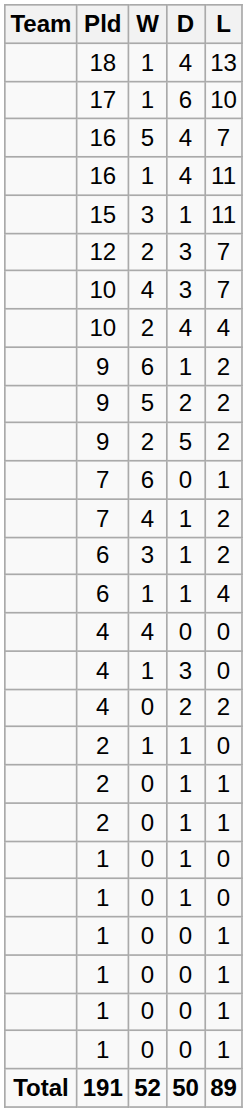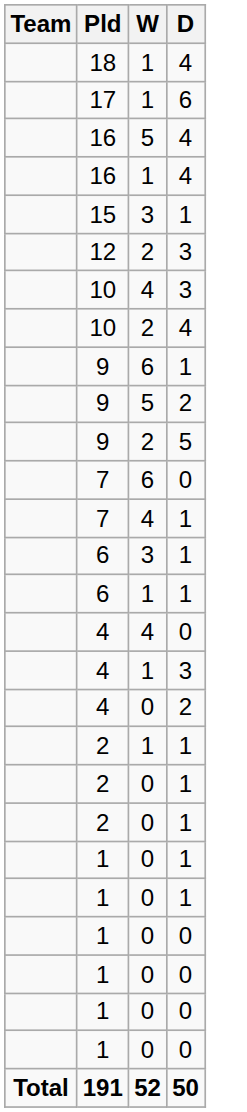- column: (224, 24)
